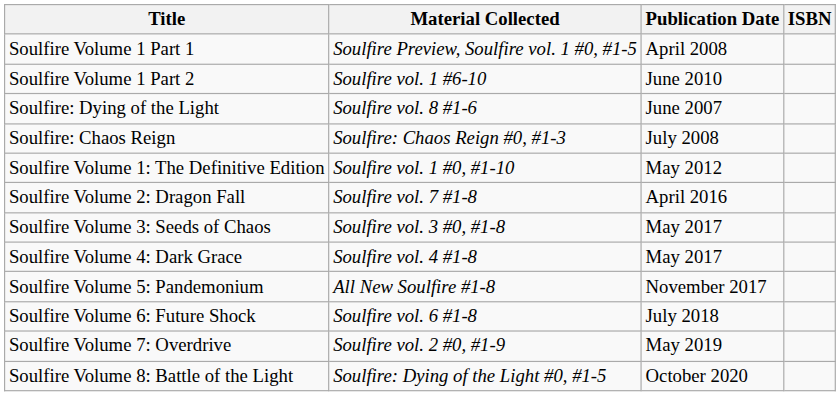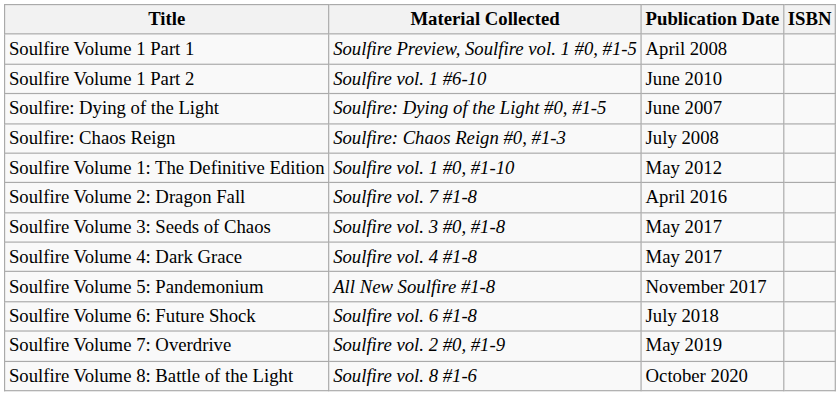(405, 108) Soulfire vol. 8 #1-6 -> (470, 108) Soulfire: Dying of the Light #0, #1-5
(470, 375) Soulfire: Dying of the Light #0, #1-5 -> (405, 375) Soulfire vol. 8 #1-6
